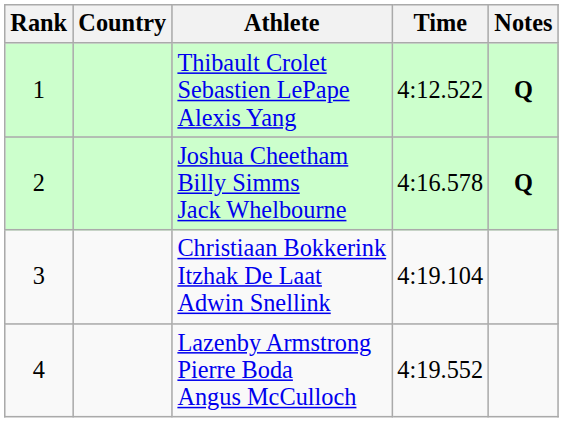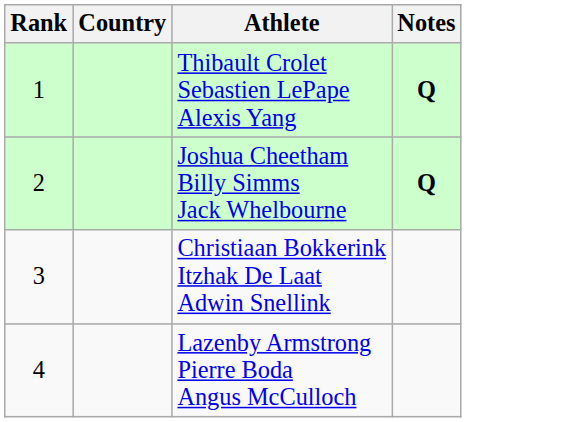- column: (440, 23)
